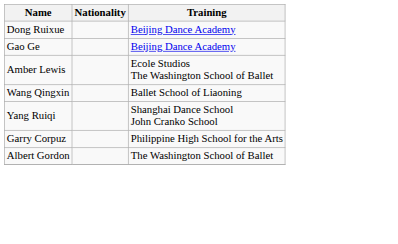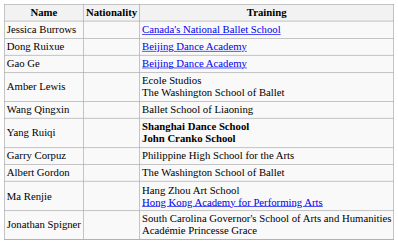+ row: (41, 30)
(182, 116) normal -> (196, 133) bold
+ row: (29, 196)
+ row: (44, 225)
